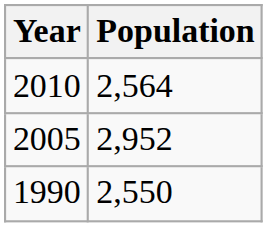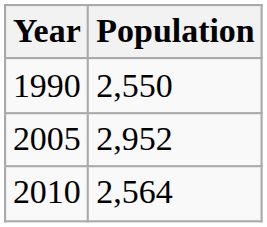rows swapped: (47, 192) <-> (47, 85)
